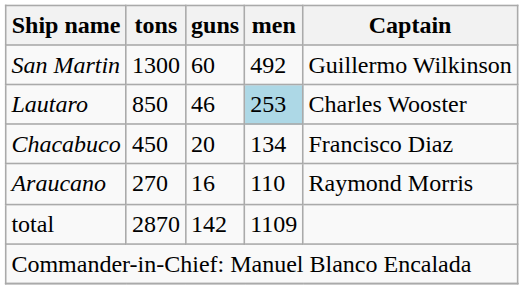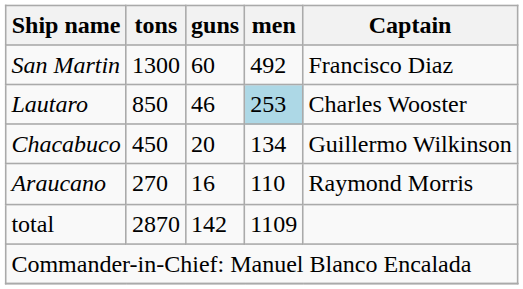(410, 64) Guillermo Wilkinson -> (381, 64) Francisco Diaz
(381, 144) Francisco Diaz -> (410, 144) Guillermo Wilkinson
